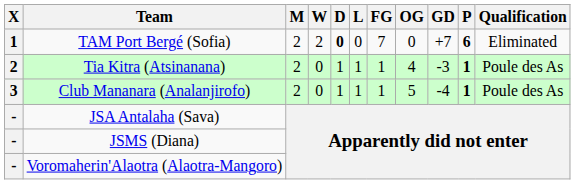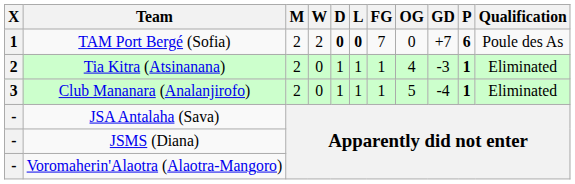(358, 41) normal -> (358, 41) bold
(523, 41) Eliminated -> (523, 41) Poule des As
(523, 66) Poule des As -> (523, 66) Eliminated
(523, 91) Poule des As -> (523, 91) Eliminated
